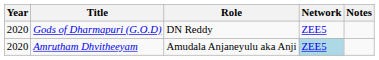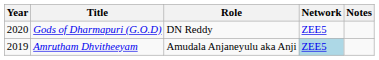(18, 47) 2020 -> (18, 47) 2019
